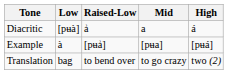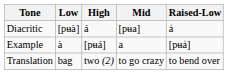columns swapped: (110, 12) <-> (206, 12)
(143, 28) a -> (129, 28) [pʉa]
(152, 45) [pʉa] -> (121, 45) a
